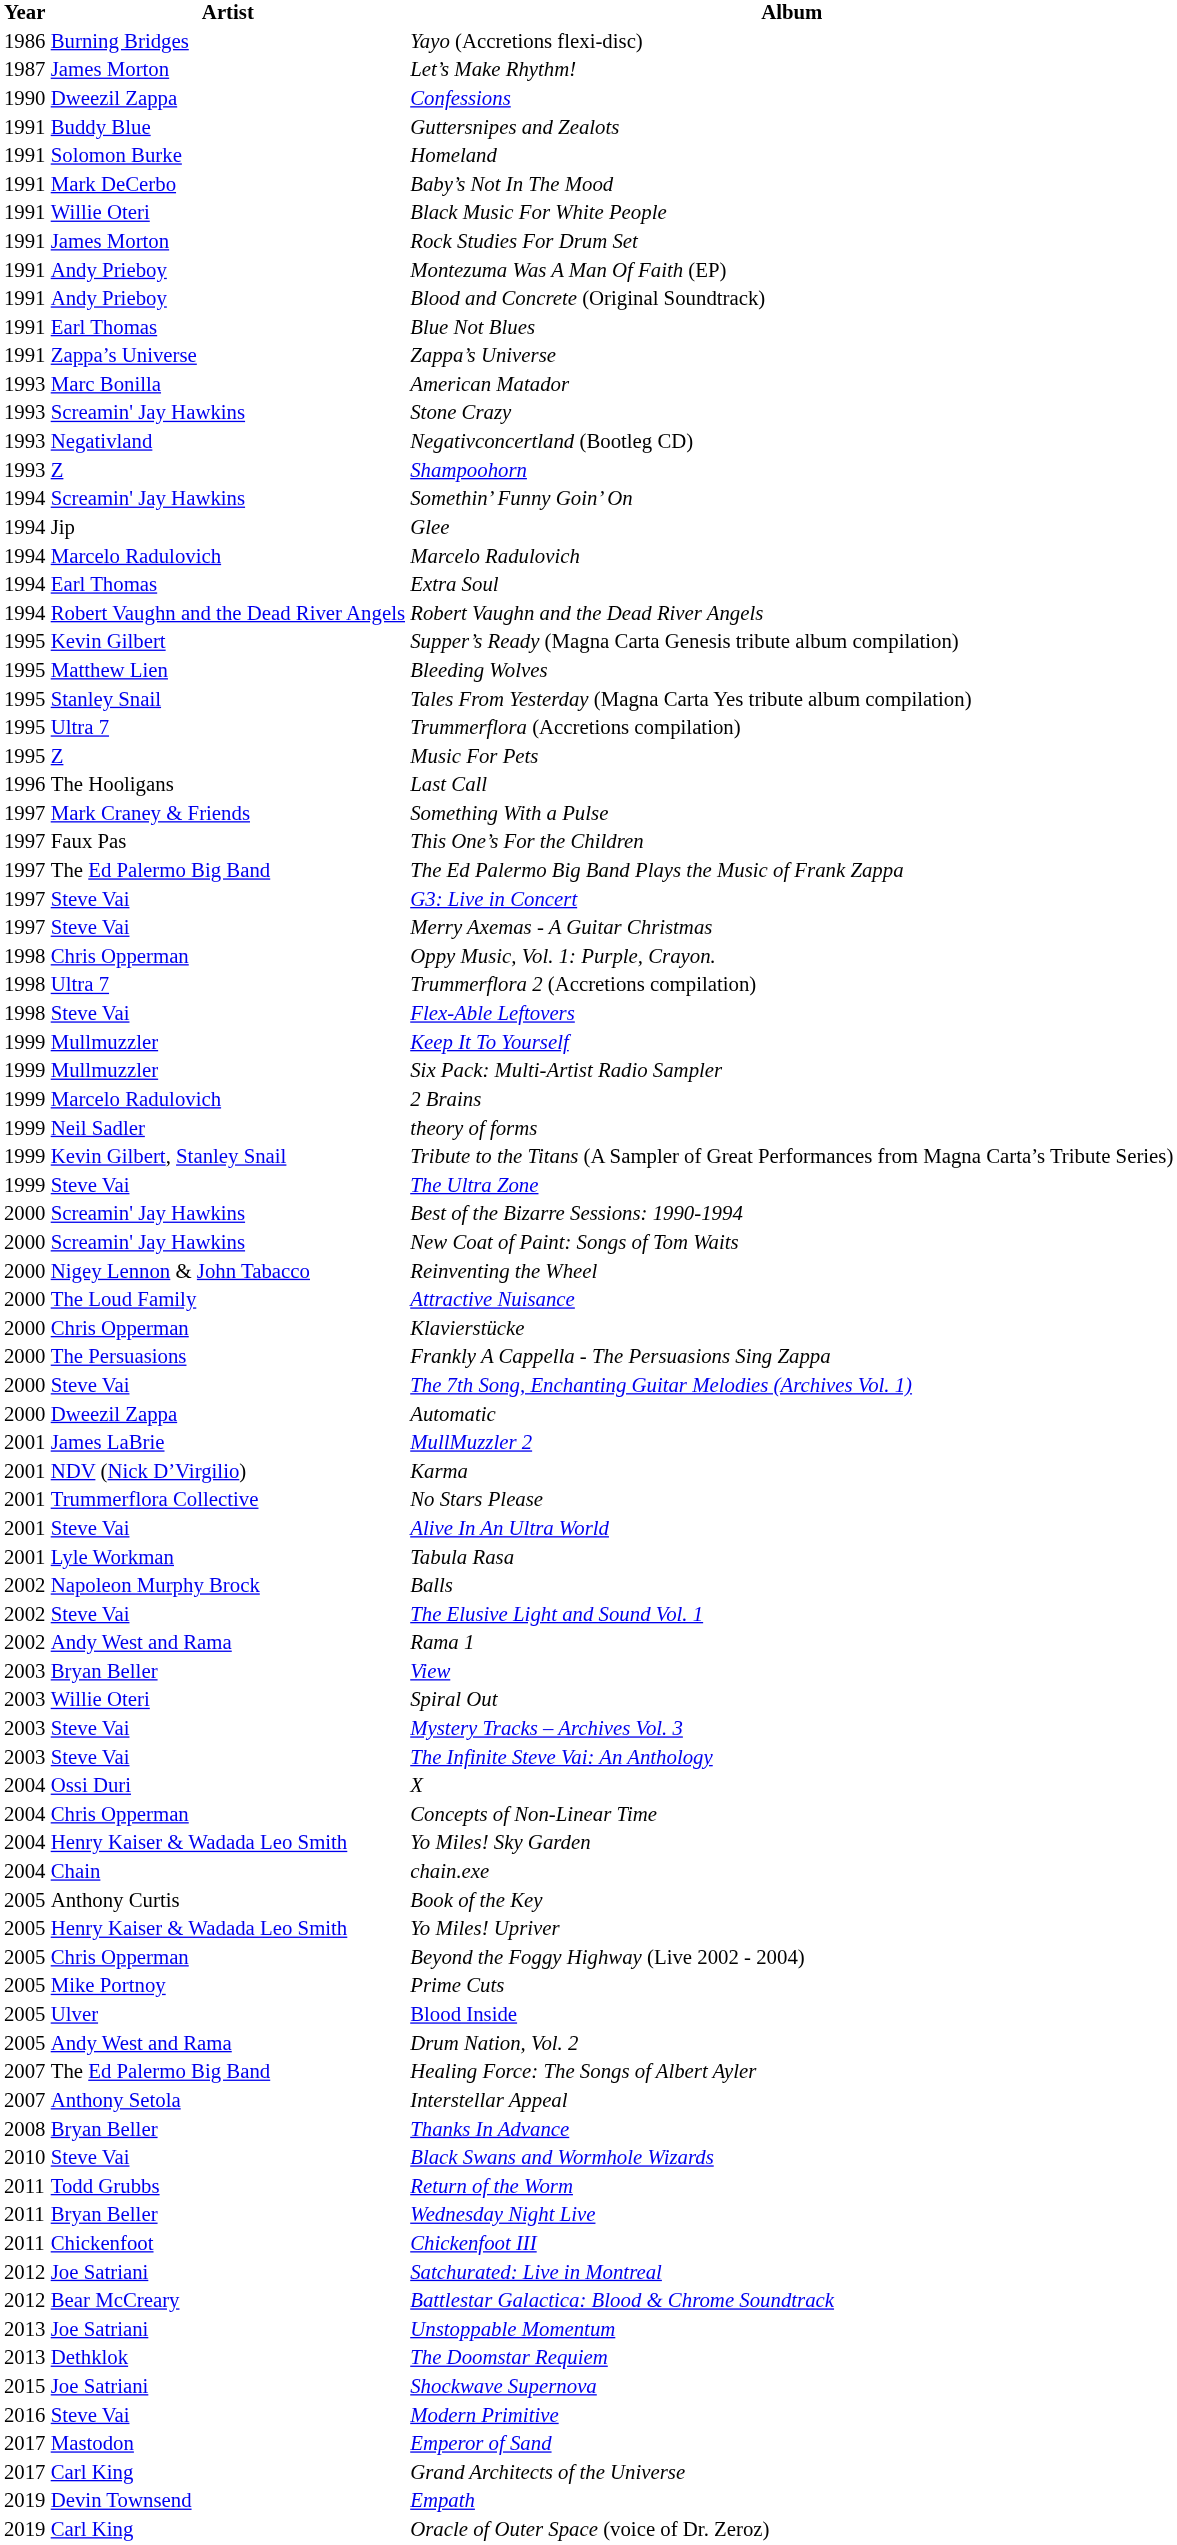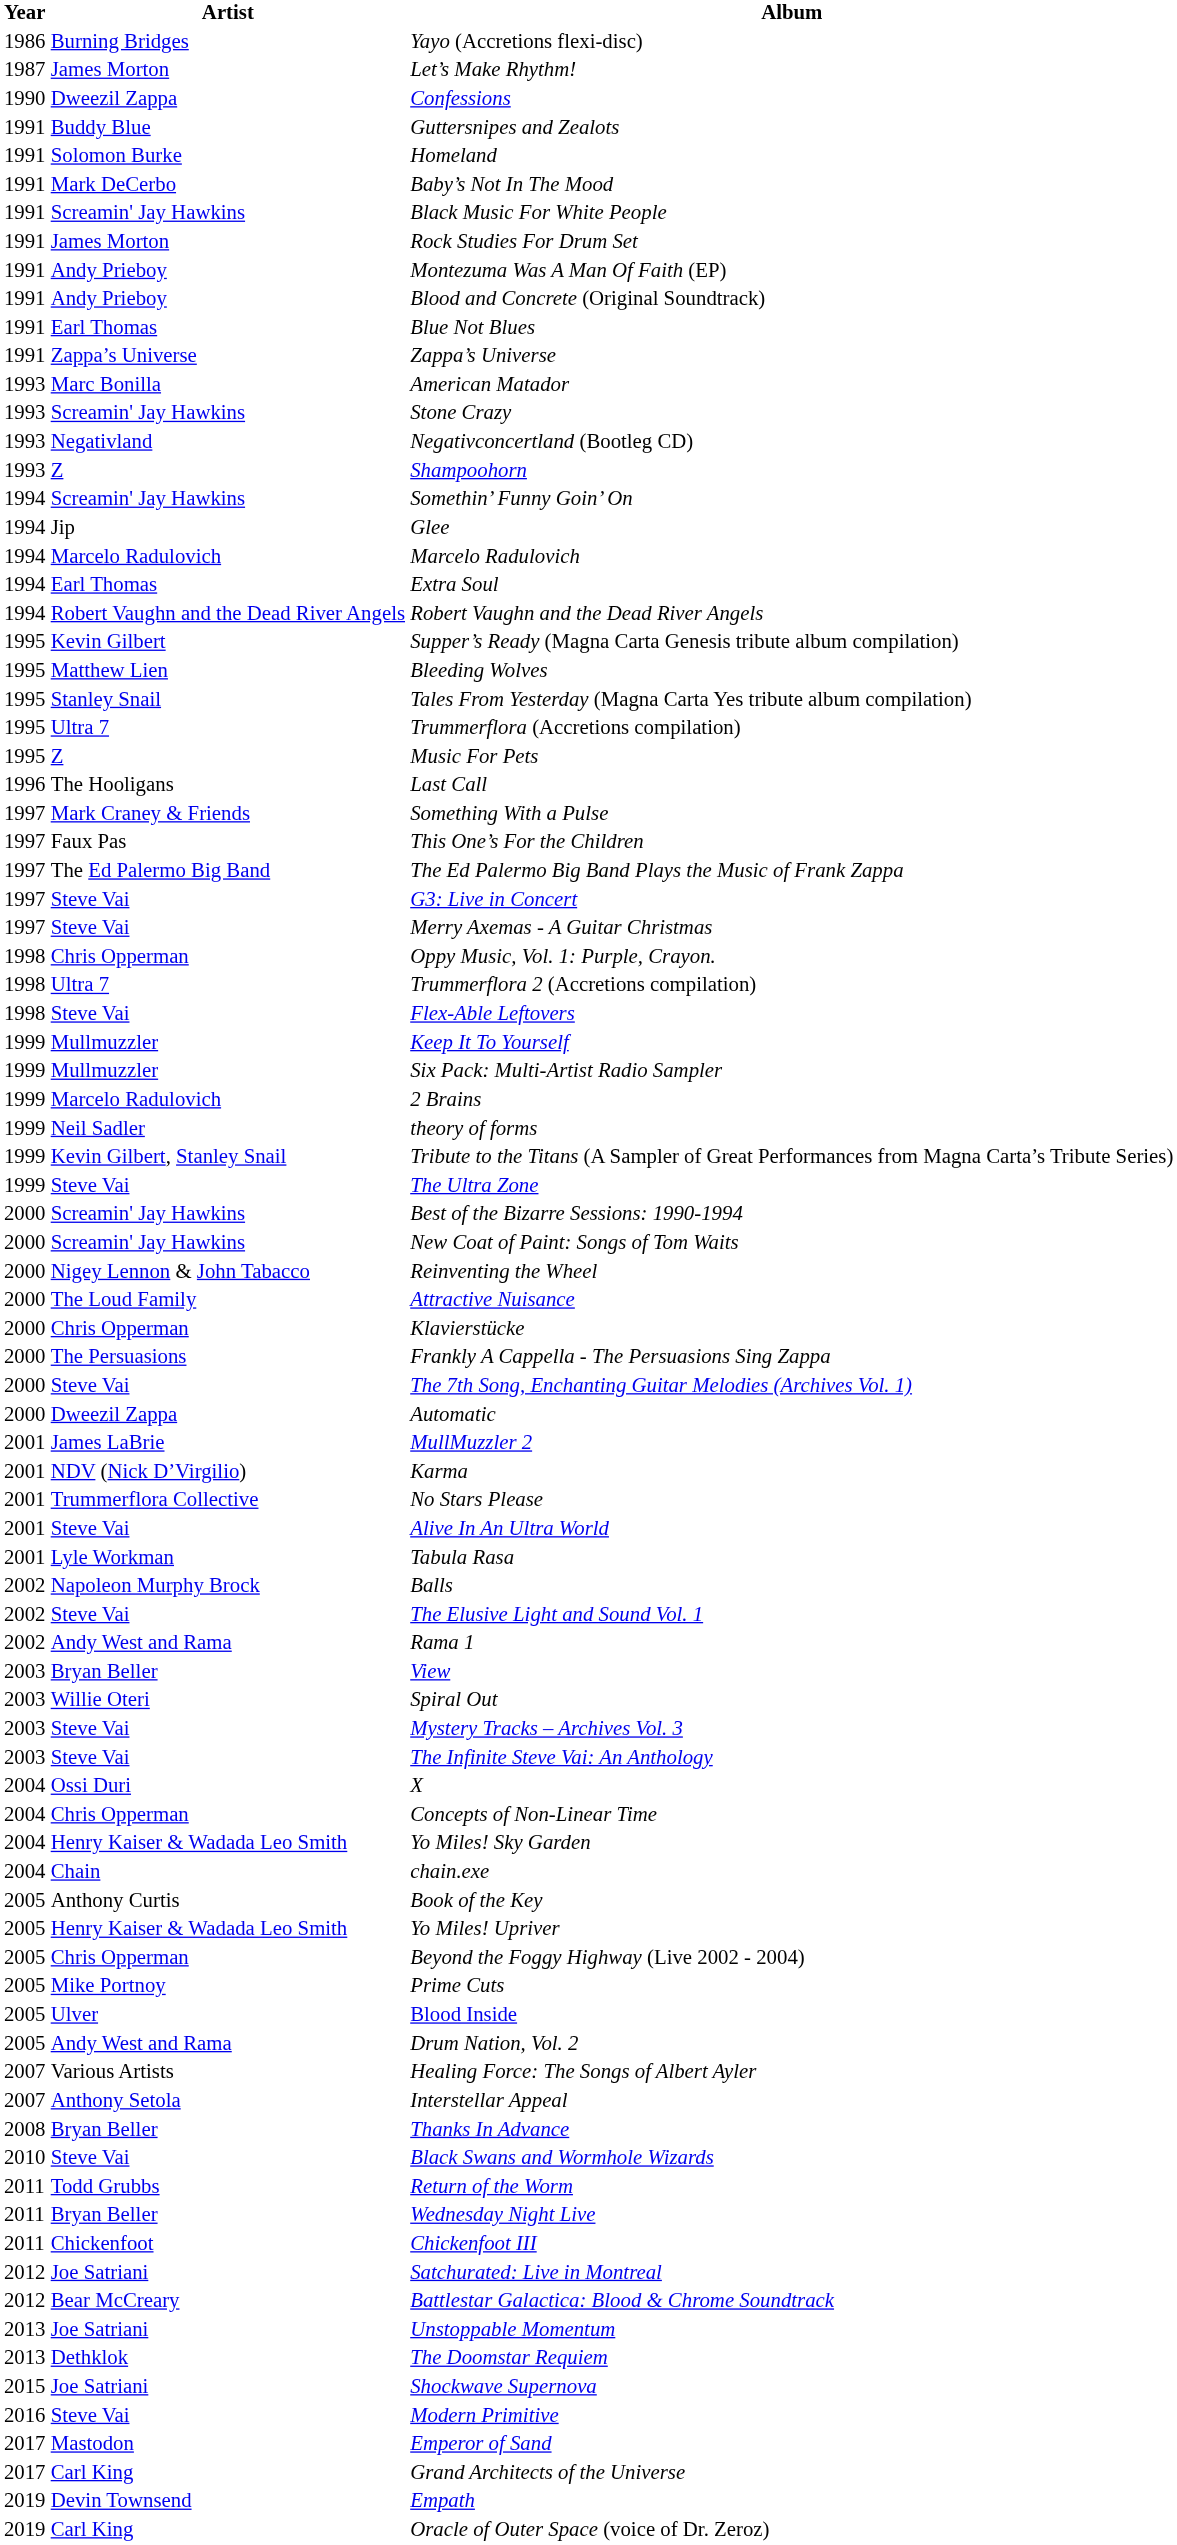(100, 212) Willie Oteri -> (148, 212) Screamin' Jay Hawkins
(160, 2071) The Ed Palermo Big Band -> (112, 2071) Various Artists
